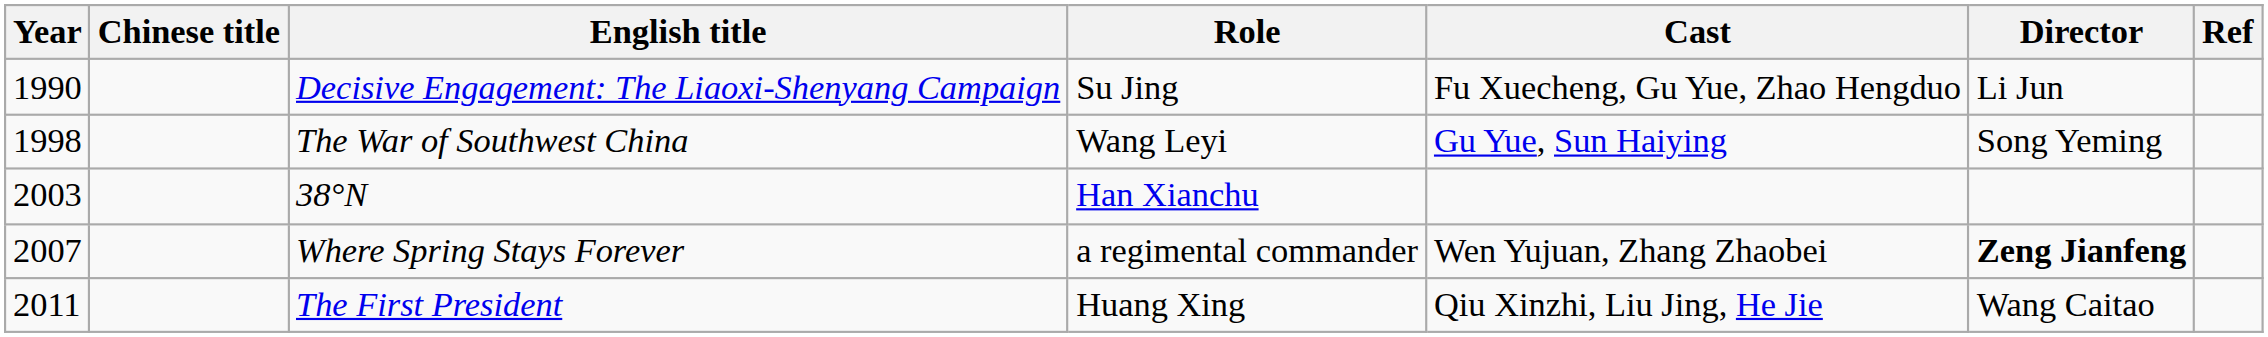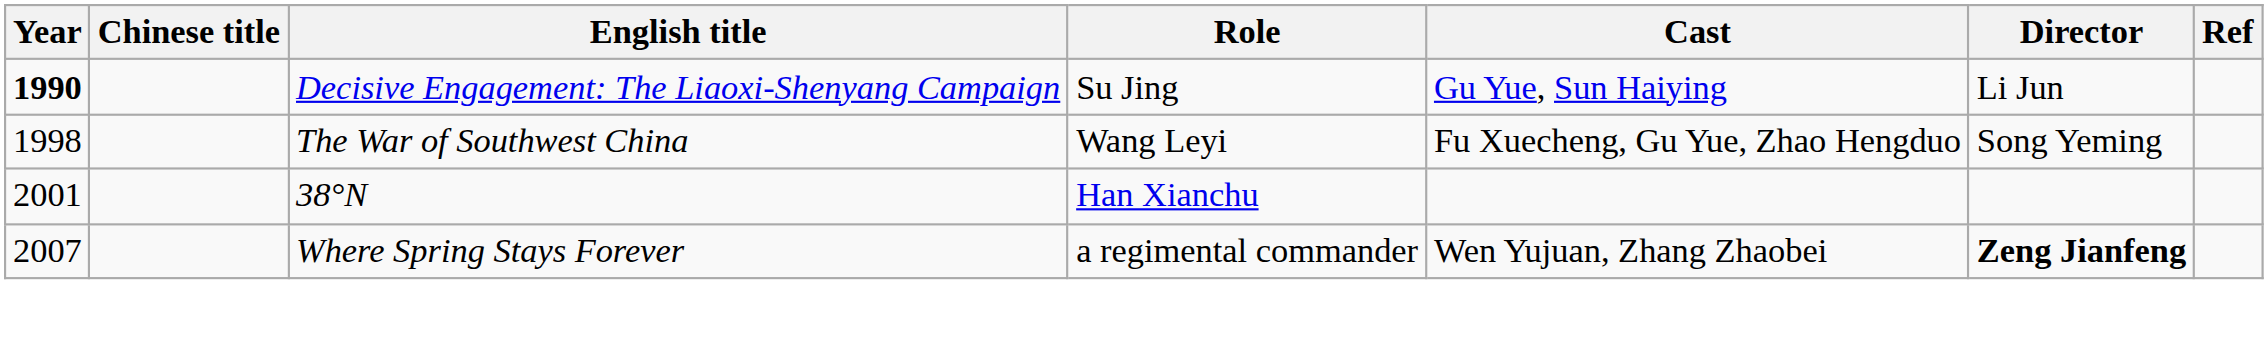(47, 86) normal -> (47, 86) bold
(1697, 86) Fu Xuecheng, Gu Yue, Zhao Hengduo -> (1580, 86) Gu Yue, Sun Haiying
(1580, 140) Gu Yue, Sun Haiying -> (1697, 140) Fu Xuecheng, Gu Yue, Zhao Hengduo
(47, 195) 2003 -> (47, 195) 2001
- row: (429, 304)
